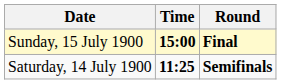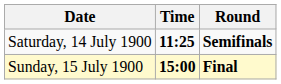rows swapped: (80, 66) <-> (76, 41)
